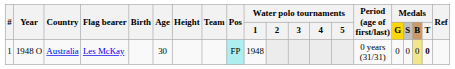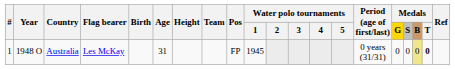(163, 52) 30 -> (163, 52) 31
(235, 52) paleturquoise background -> (235, 52) no background
(255, 52) 1948 -> (255, 52) 1945
